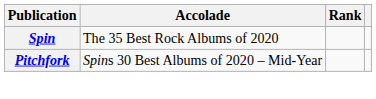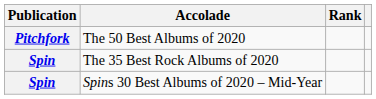+ row: (164, 37)
(42, 60) Pitchfork -> (42, 82) Spin
